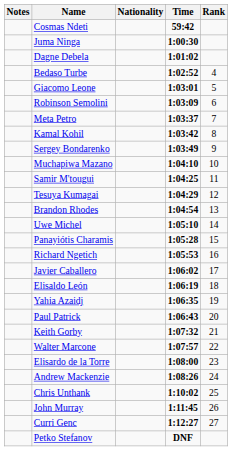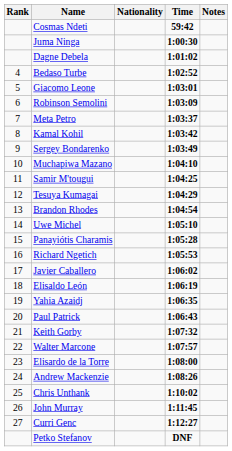columns swapped: (214, 12) <-> (18, 12)
